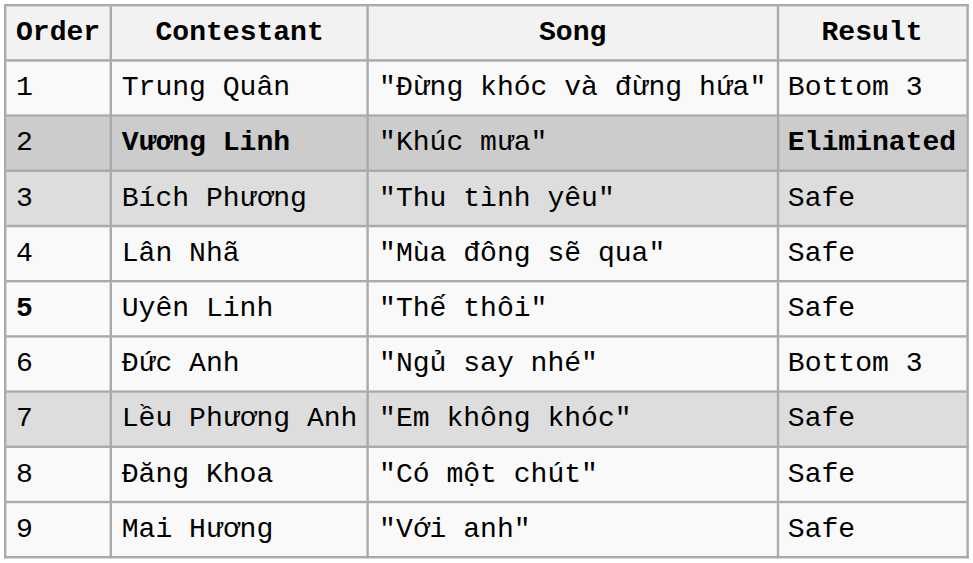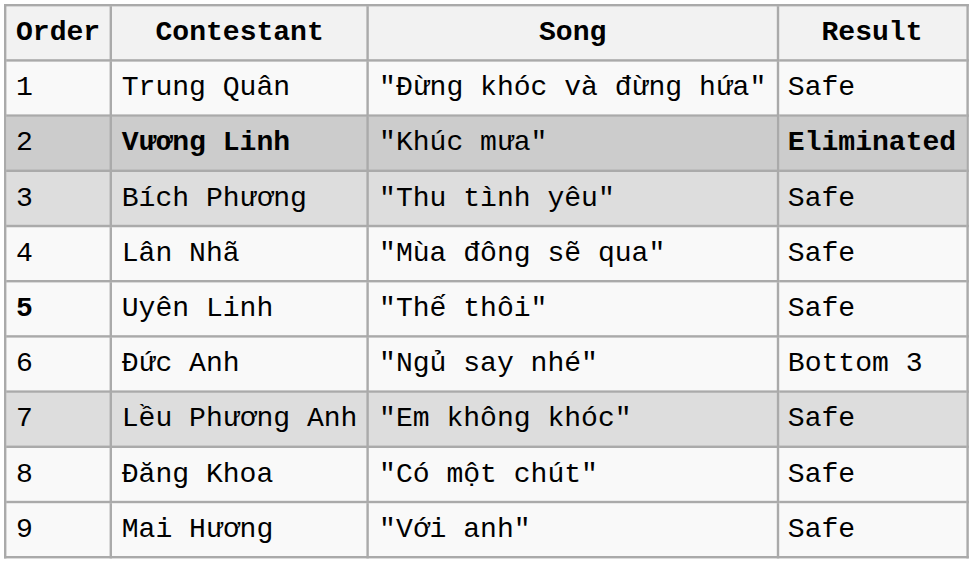(855, 88) Bottom 3 -> (822, 88) Safe
